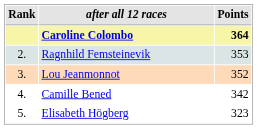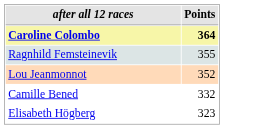- column: (22, 15)
(240, 55) 353 -> (207, 55) 355
(240, 94) 342 -> (207, 94) 332
